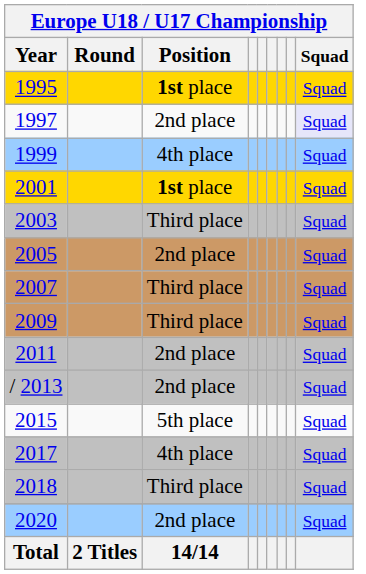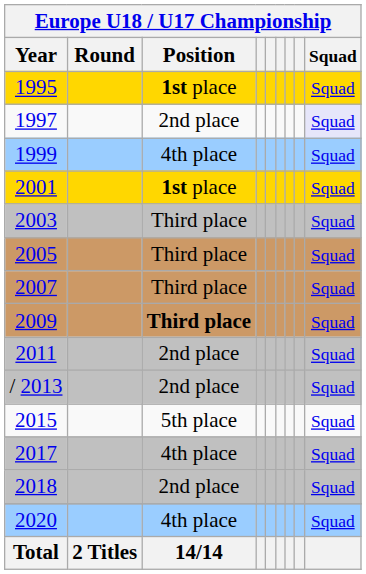(195, 253) 2nd place -> (199, 253) Third place
(195, 320) normal -> (199, 320) bold
(195, 486) Third place -> (199, 486) 2nd place
(195, 519) 2nd place -> (199, 519) 4th place
